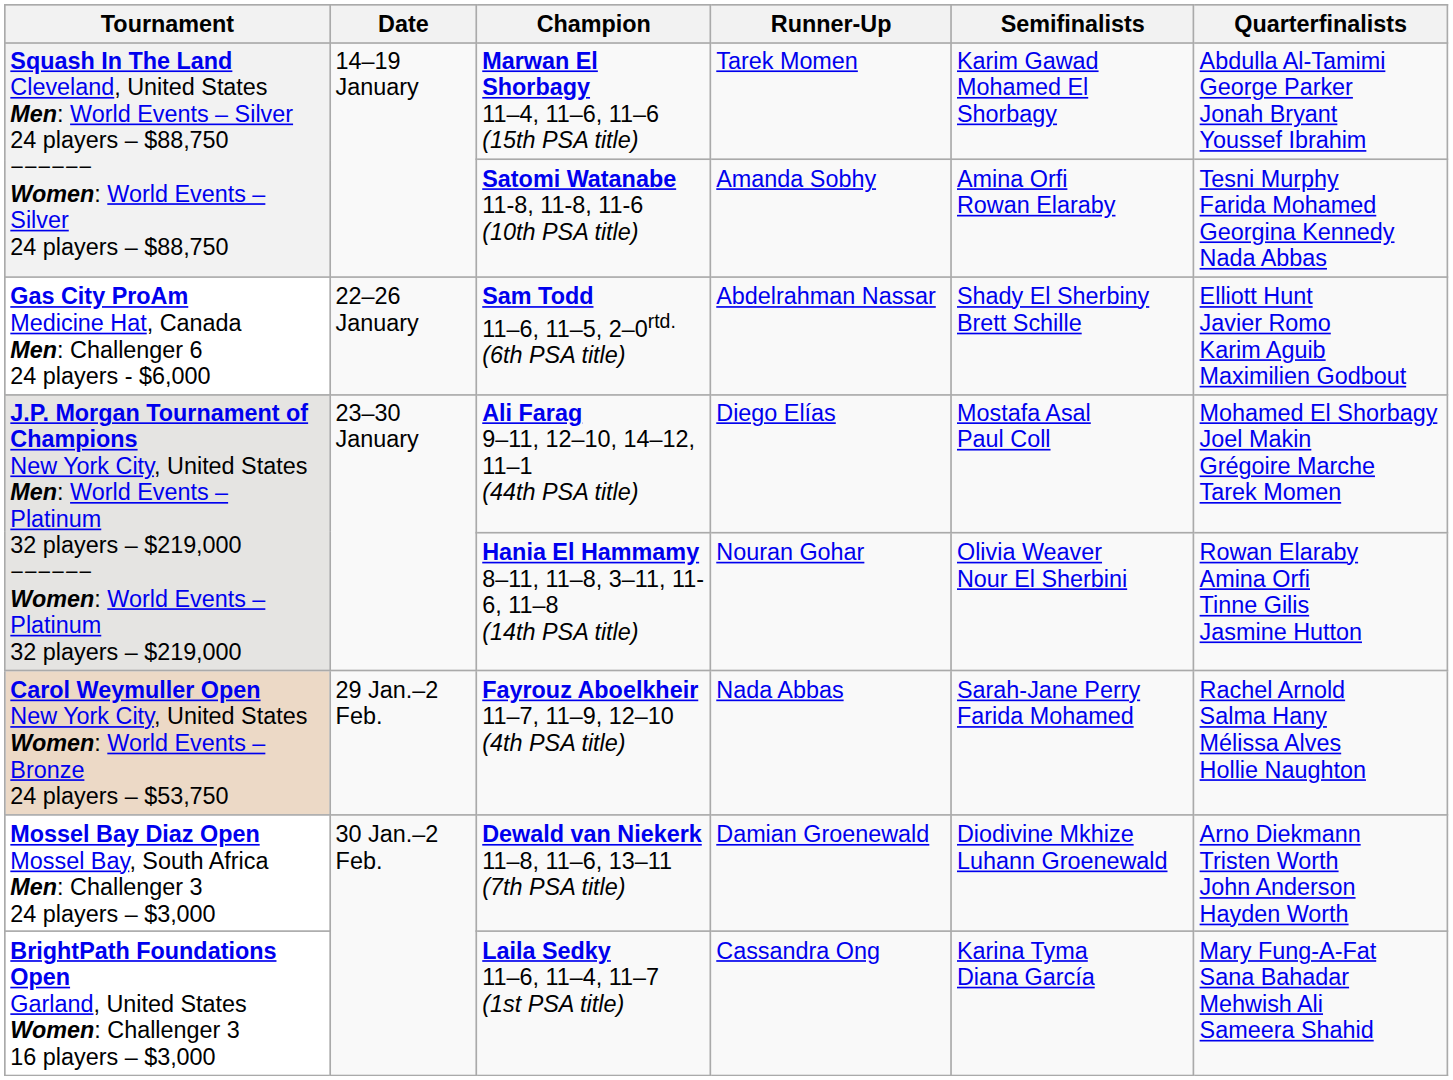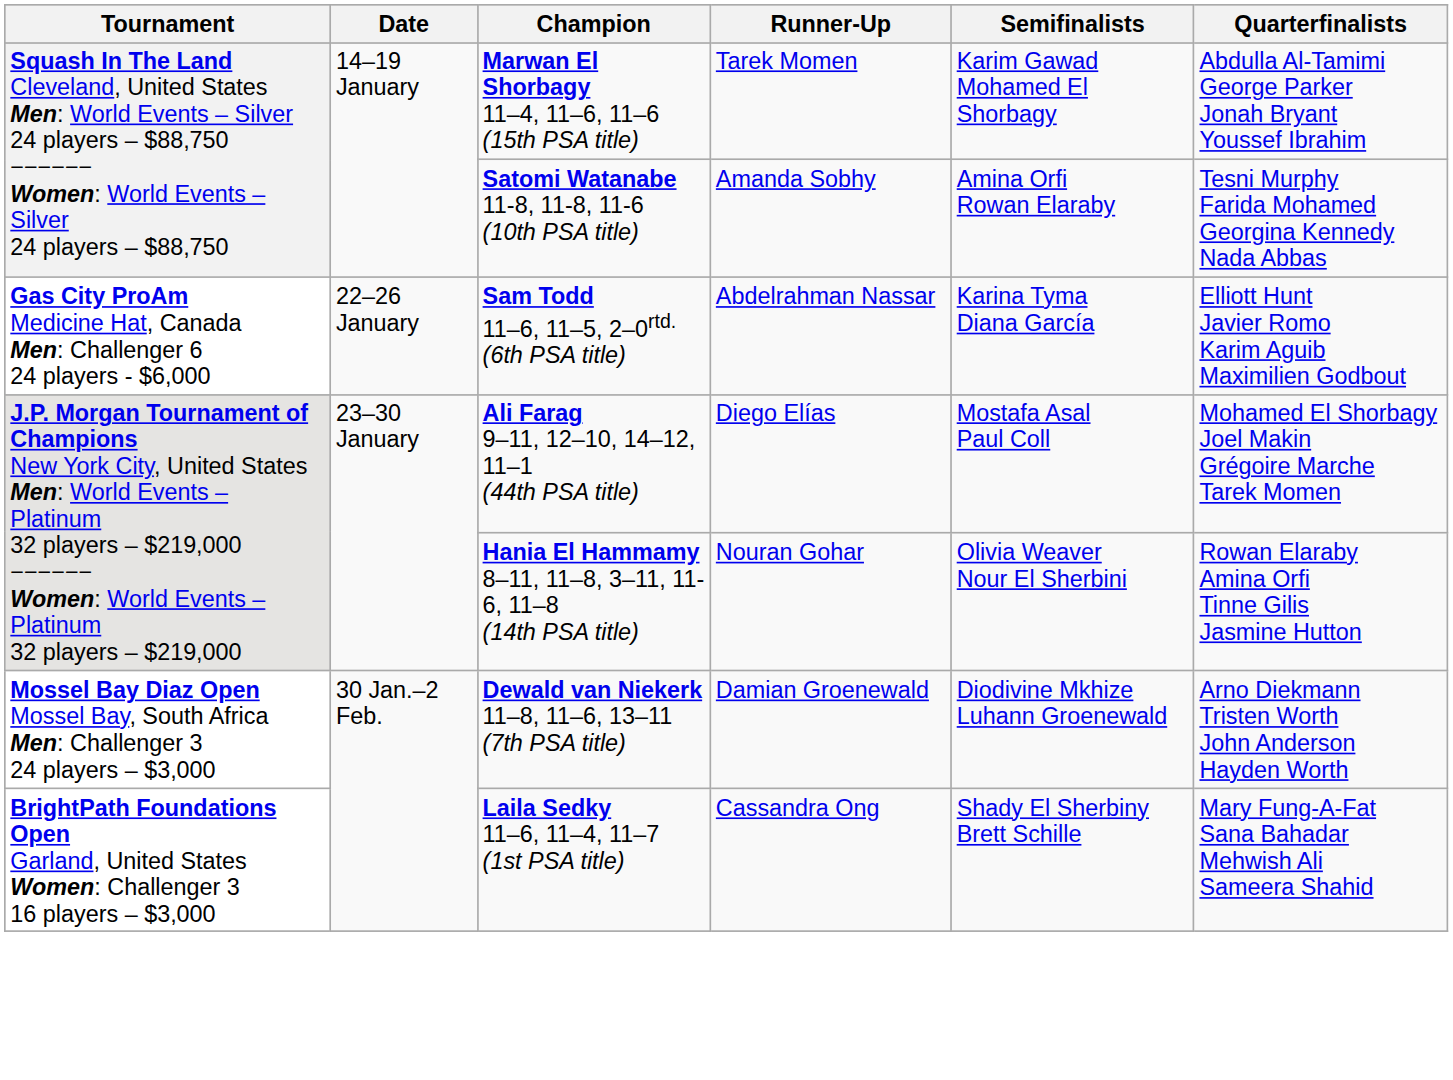(1053, 309) Shady El Sherbiny Brett Schille -> (1026, 309) Karina Tyma Diana García
- row: (590, 716)
(1026, 964) Karina Tyma Diana García -> (1053, 820) Shady El Sherbiny Brett Schille
